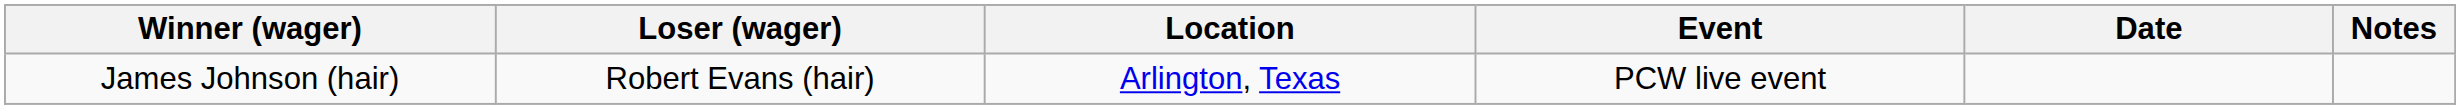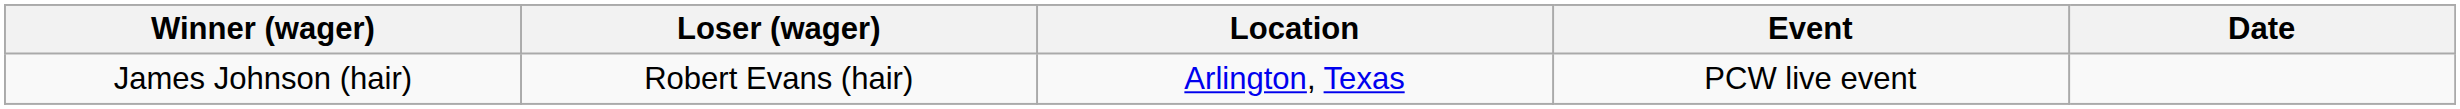- column: (2394, 29)
